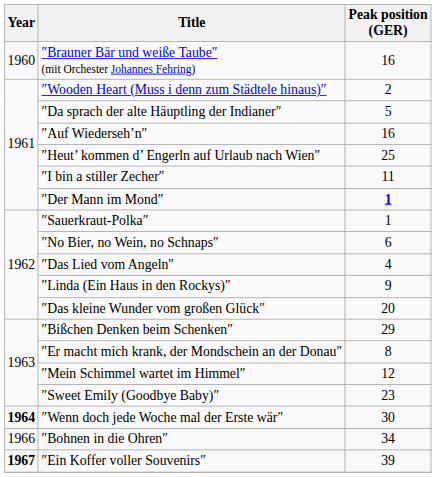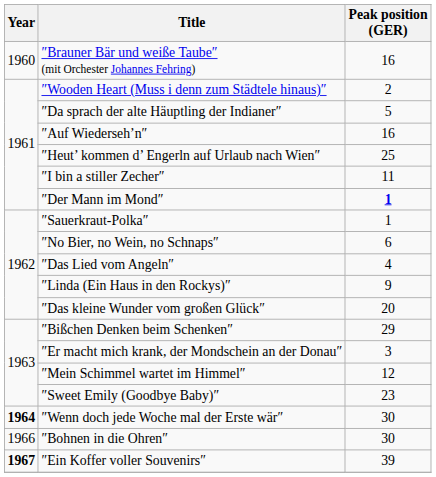(388, 351) 8 -> (388, 351) 3
(388, 439) 34 -> (388, 439) 30
